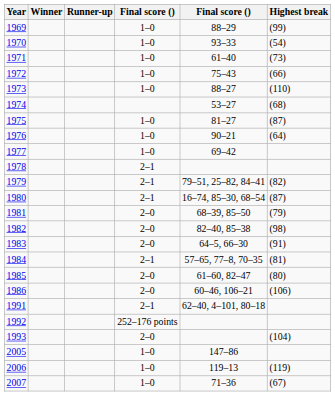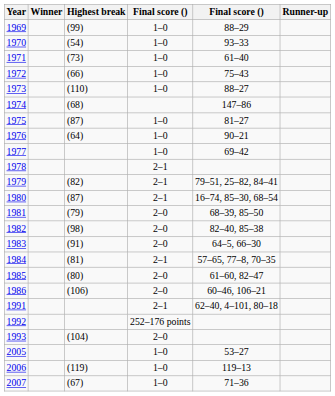columns swapped: (90, 12) <-> (299, 12)
(224, 105) 53–27 -> (236, 105) 147–86
(224, 352) 147–86 -> (236, 352) 53–27
